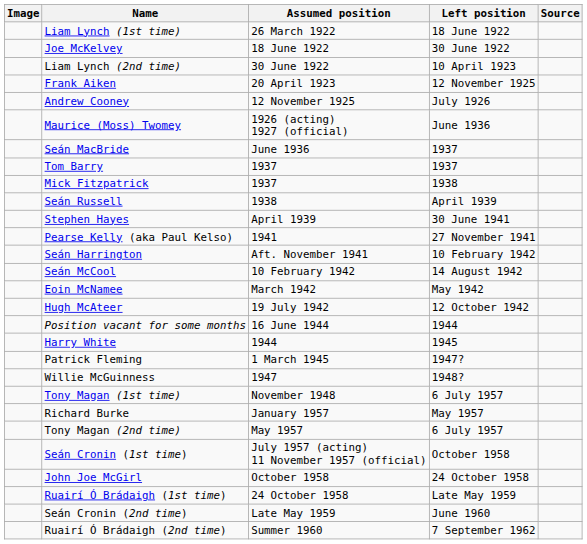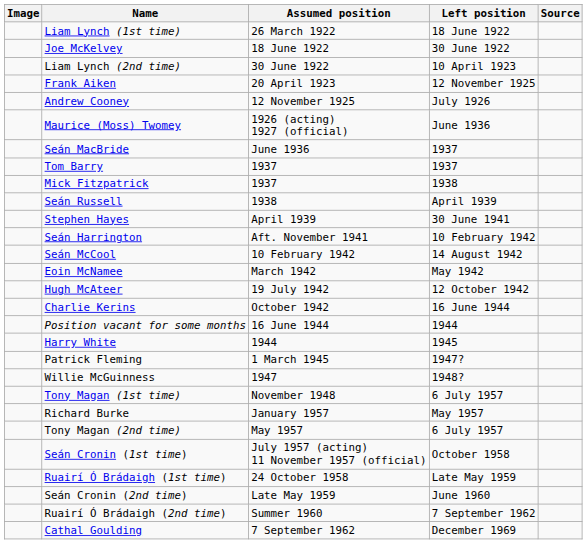- row: (139, 237)
+ row: (90, 307)
- row: (93, 478)
+ row: (93, 531)
